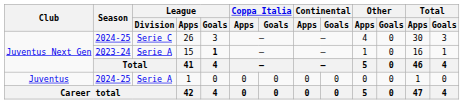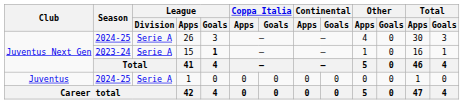(154, 38) Serie C -> (154, 38) Serie A
